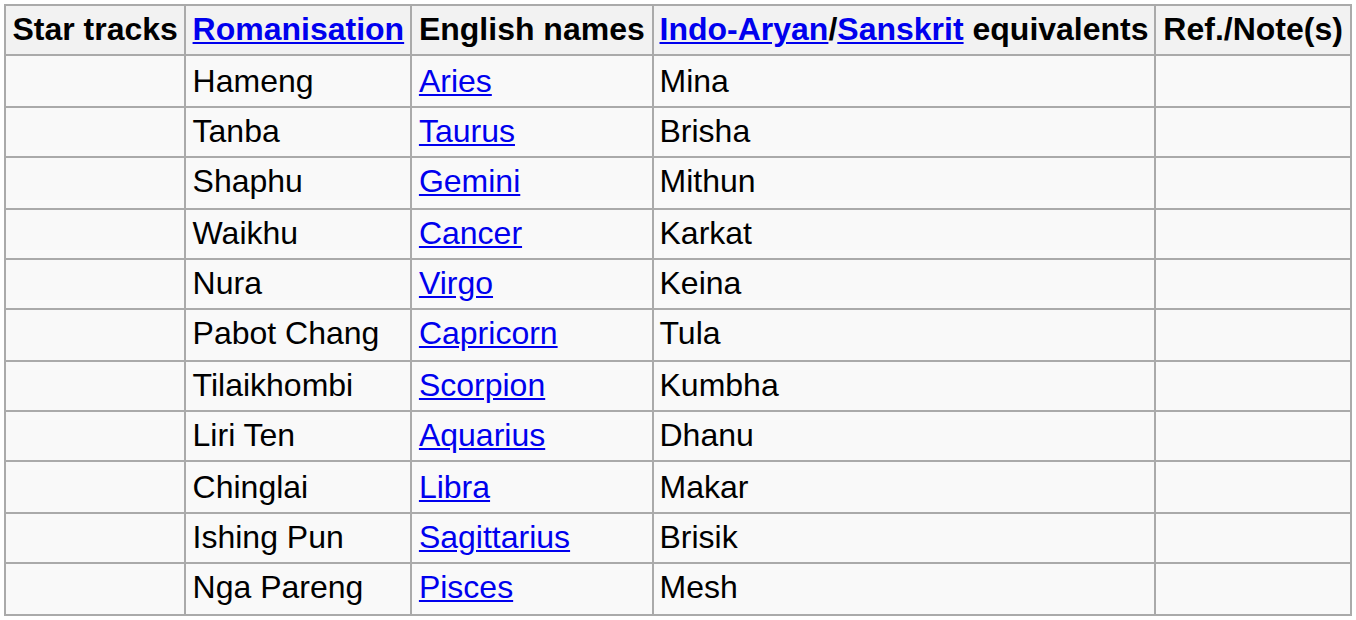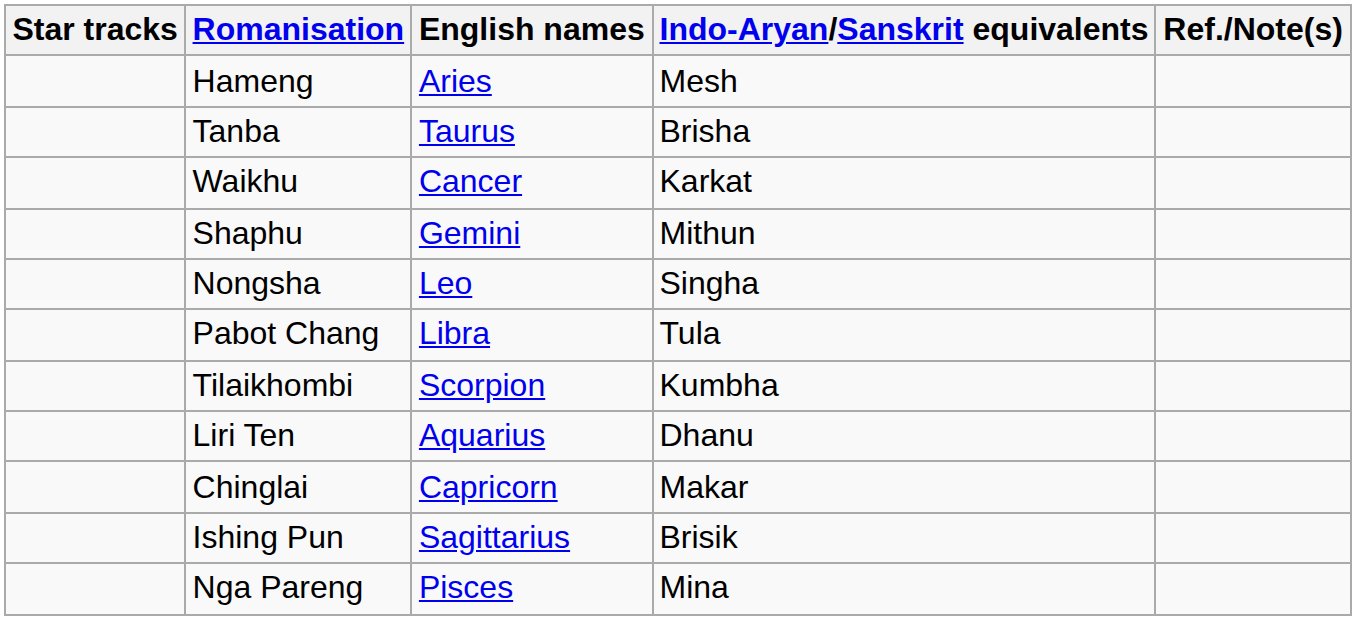(694, 80) Mina -> (699, 80) Mesh
rows swapped: (248, 182) <-> (245, 232)
+ row: (257, 283)
- row: (227, 283)
(488, 334) Capricorn -> (454, 334) Libra
(454, 486) Libra -> (488, 486) Capricorn
(699, 588) Mesh -> (694, 588) Mina
